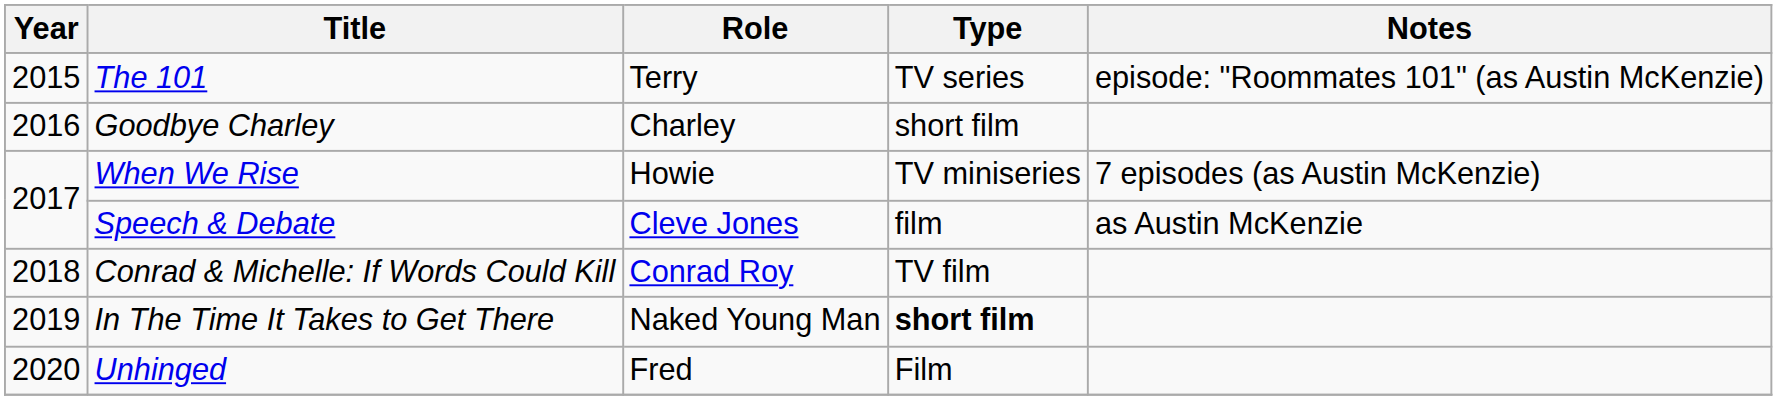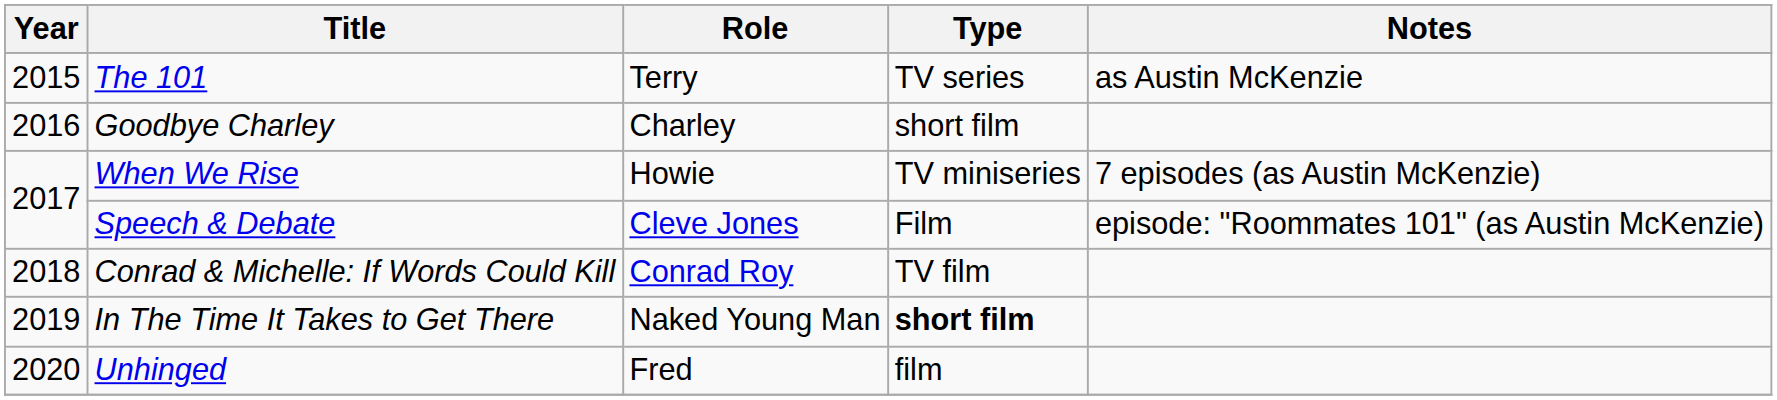(1429, 77) episode: "Roommates 101" (as Austin McKenzie) -> (1229, 77) as Austin McKenzie
(919, 223) film -> (924, 223) Film
(1229, 223) as Austin McKenzie -> (1429, 223) episode: "Roommates 101" (as Austin McKenzie)
(924, 369) Film -> (919, 369) film
